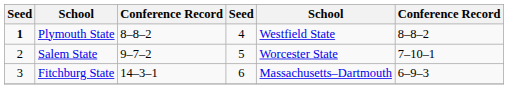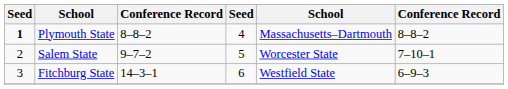(297, 34) Westfield State -> (326, 34) Massachusetts–Dartmouth
(326, 73) Massachusetts–Dartmouth -> (297, 73) Westfield State
